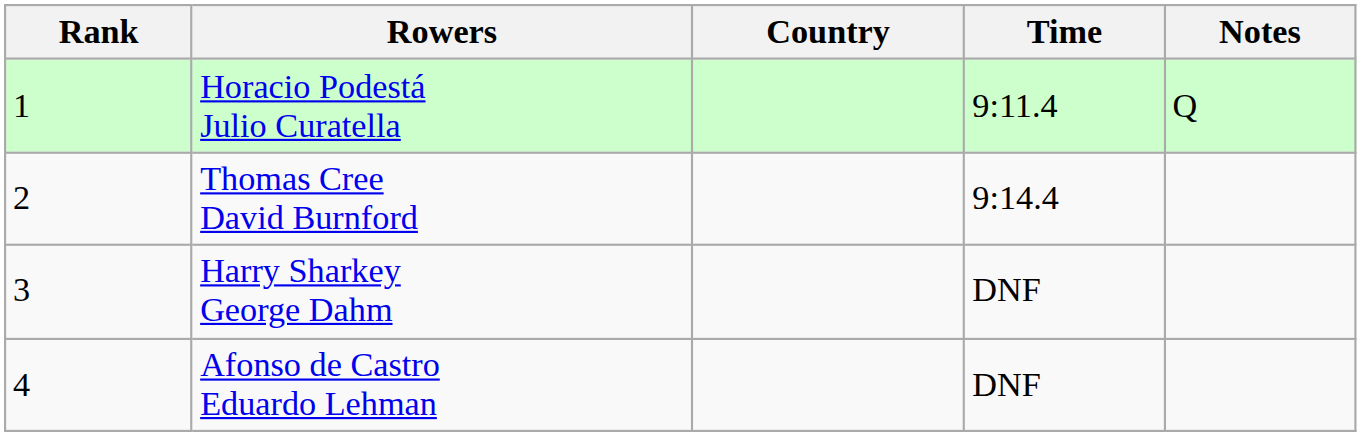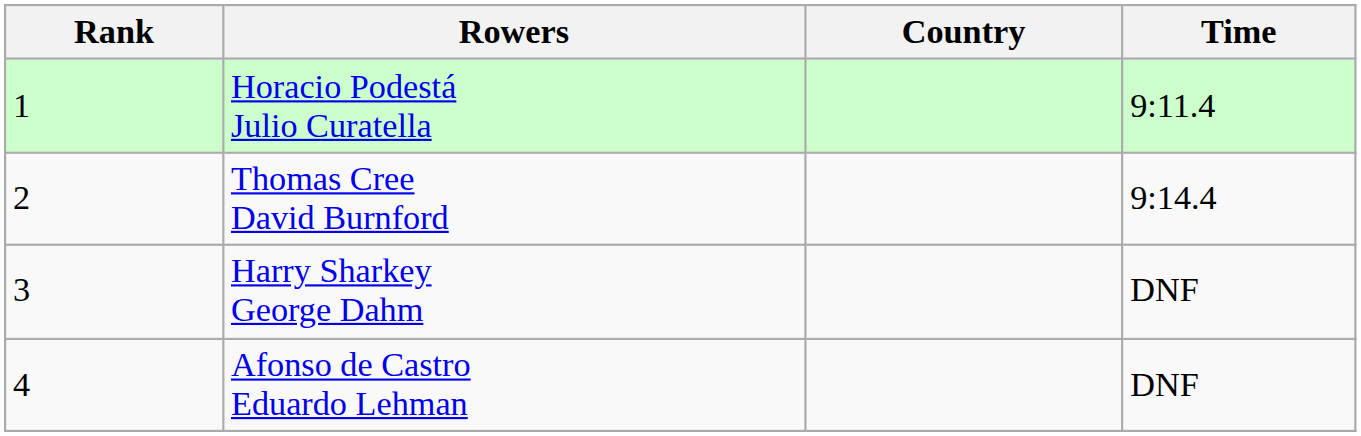- column: (1260, 31)
